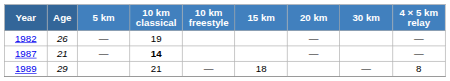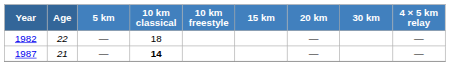(62, 38) 26 -> (62, 38) 22
(156, 38) 19 -> (156, 38) 18
- row: (26, 69)
